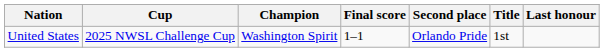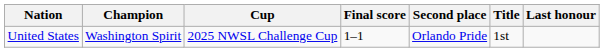columns swapped: (160, 15) <-> (289, 15)
